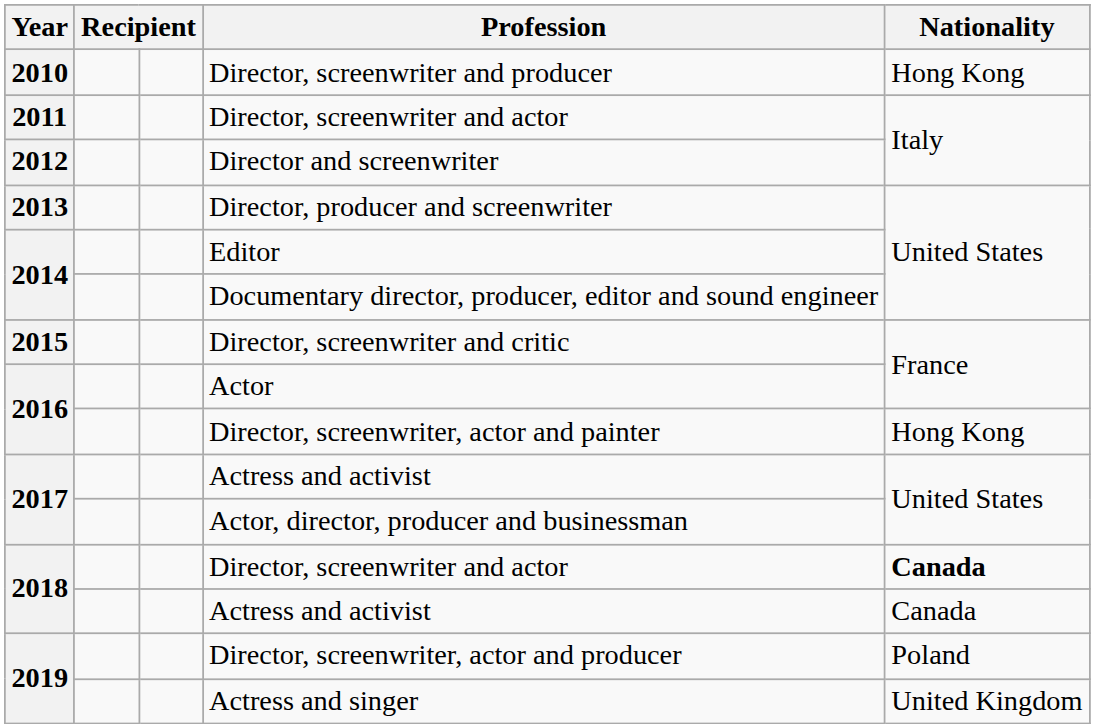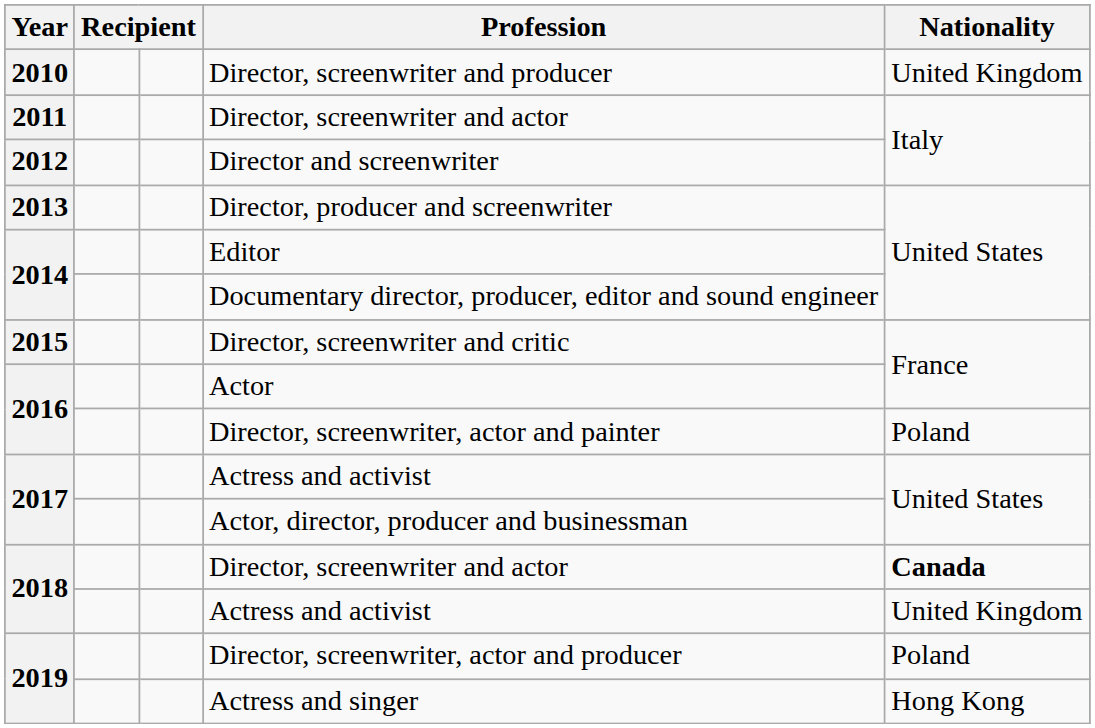(958, 71) Hong Kong -> (987, 71) United Kingdom
(958, 431) Hong Kong -> (931, 431) Poland
(934, 610) Canada -> (987, 610) United Kingdom
(987, 700) United Kingdom -> (958, 700) Hong Kong
